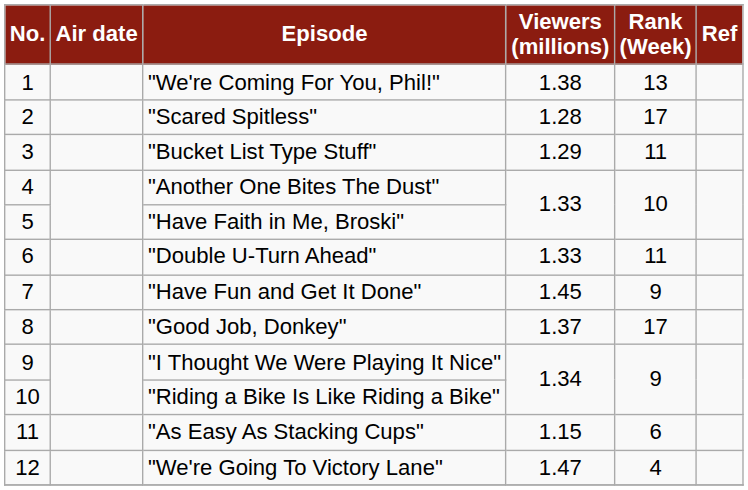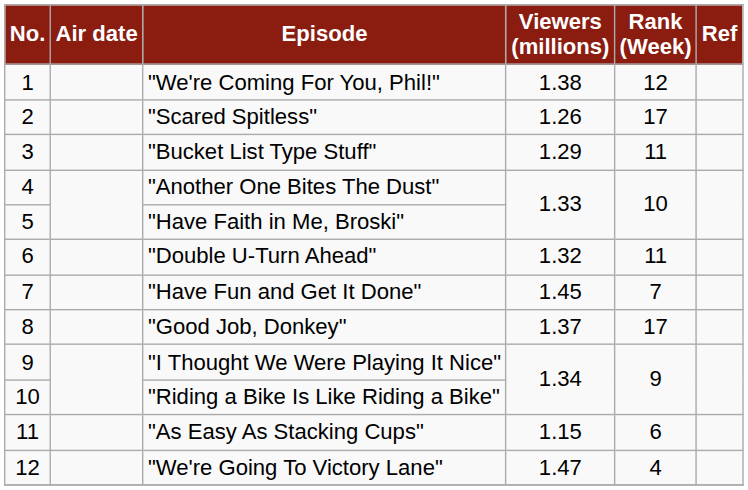(656, 81) 13 -> (656, 81) 12
(560, 116) 1.28 -> (560, 116) 1.26
(560, 256) 1.33 -> (560, 256) 1.32
(656, 291) 9 -> (656, 291) 7
